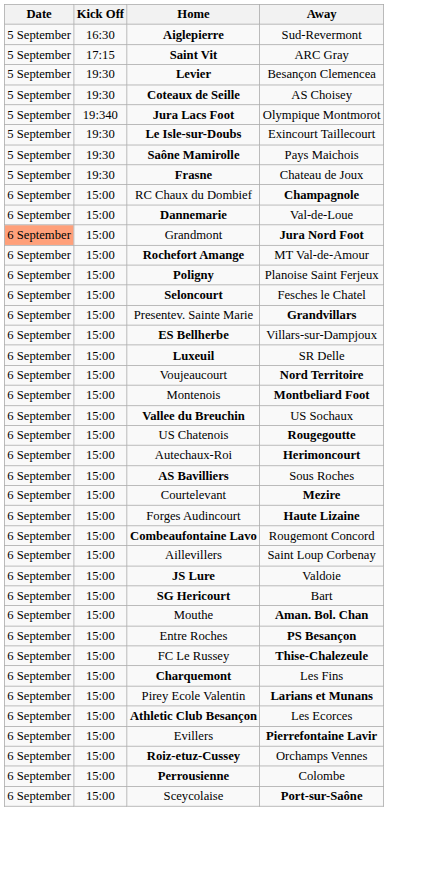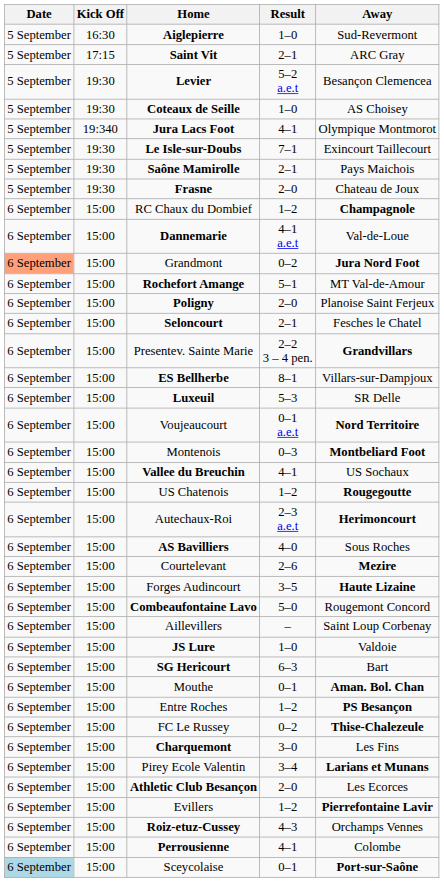+ column: (288, 14)
(39, 796) no background -> (39, 867) lightblue background
